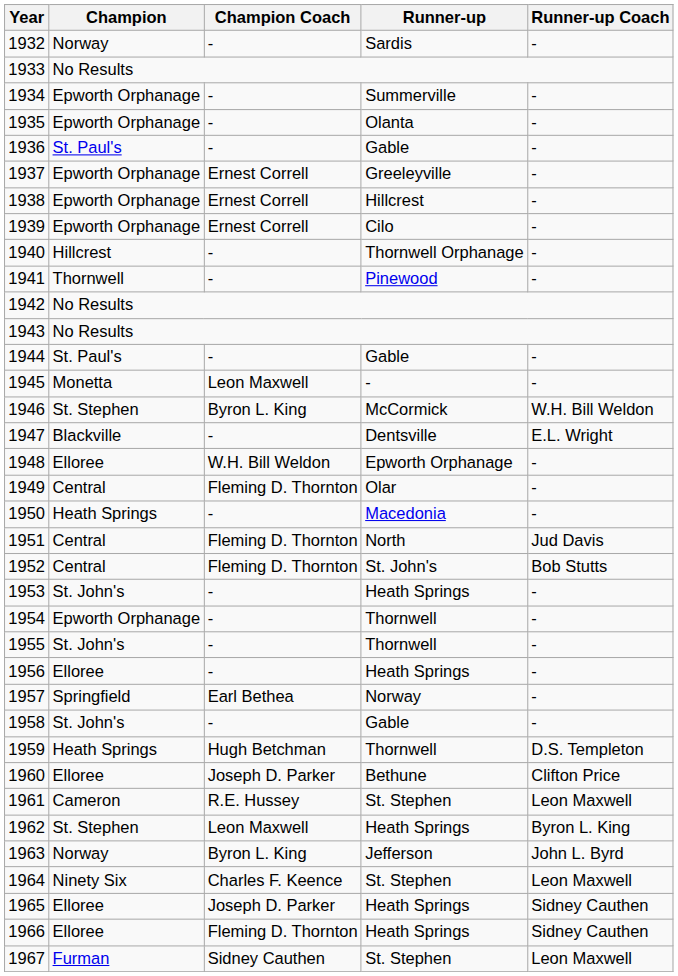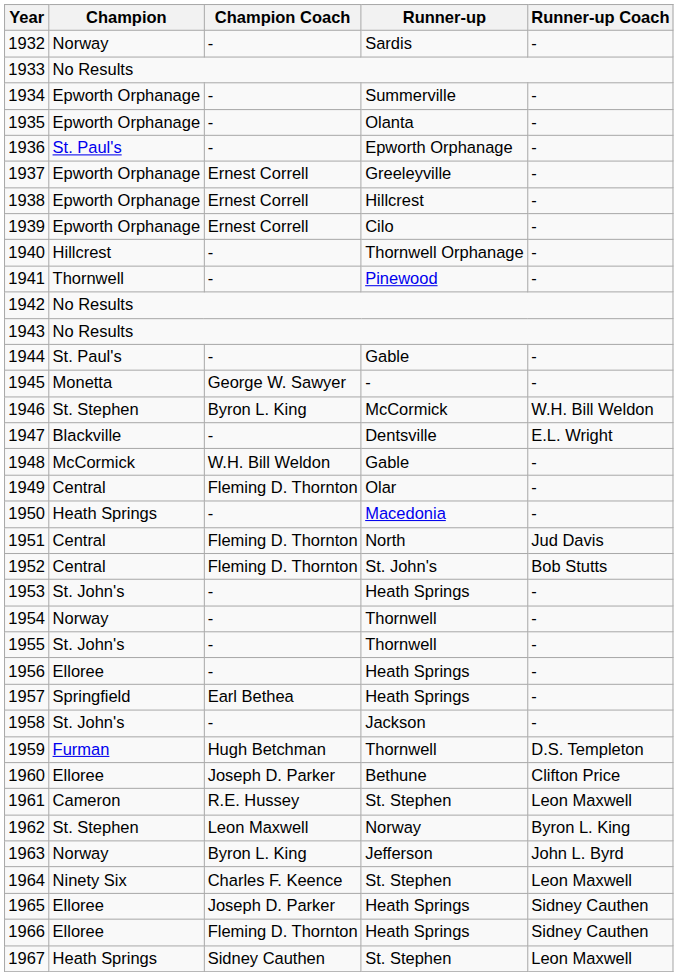(387, 148) Gable -> (439, 148) Epworth Orphanage
(258, 383) Leon Maxwell -> (277, 383) George W. Sawyer
(78, 461) Elloree -> (94, 461) McCormick
(439, 461) Epworth Orphanage -> (387, 461) Gable
(126, 618) Epworth Orphanage -> (81, 618) Norway
(393, 697) Norway -> (417, 697) Heath Springs
(387, 723) Gable -> (395, 723) Jackson
(105, 749) Heath Springs -> (81, 749) Furman
(417, 827) Heath Springs -> (393, 827) Norway
(81, 958) Furman -> (105, 958) Heath Springs
